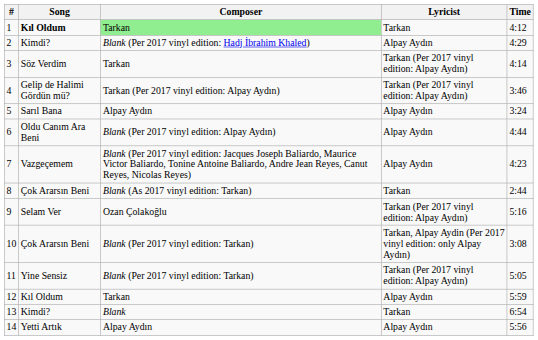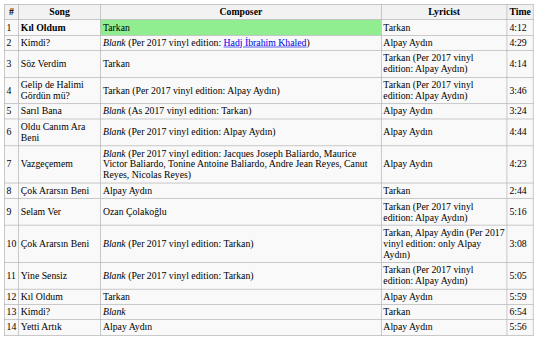(128, 111) Alpay Aydın -> (177, 111) Blank (As 2017 vinyl edition: Tarkan)
(177, 190) Blank (As 2017 vinyl edition: Tarkan) -> (128, 190) Alpay Aydın
